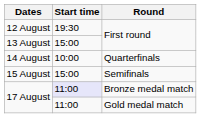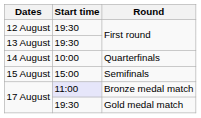(67, 43) 15:00 -> (67, 43) 19:30
(66, 105) 11:00 -> (67, 105) 19:30
